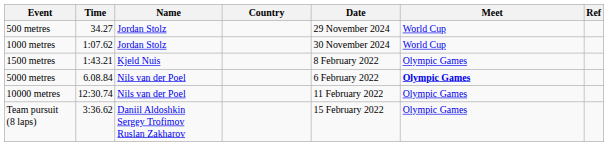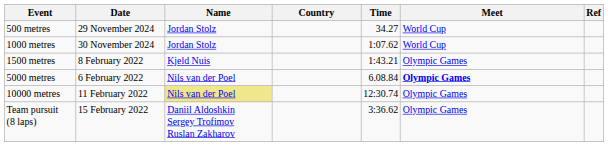columns swapped: (95, 12) <-> (356, 12)
(151, 94) no background -> (201, 94) khaki background
